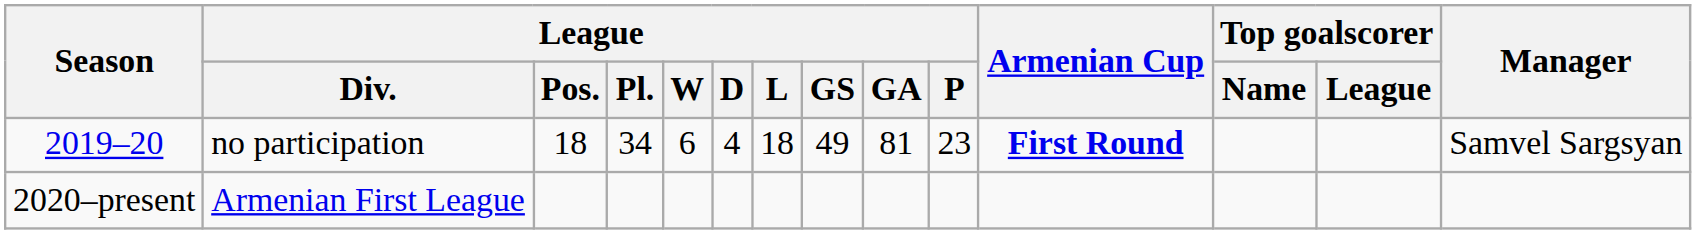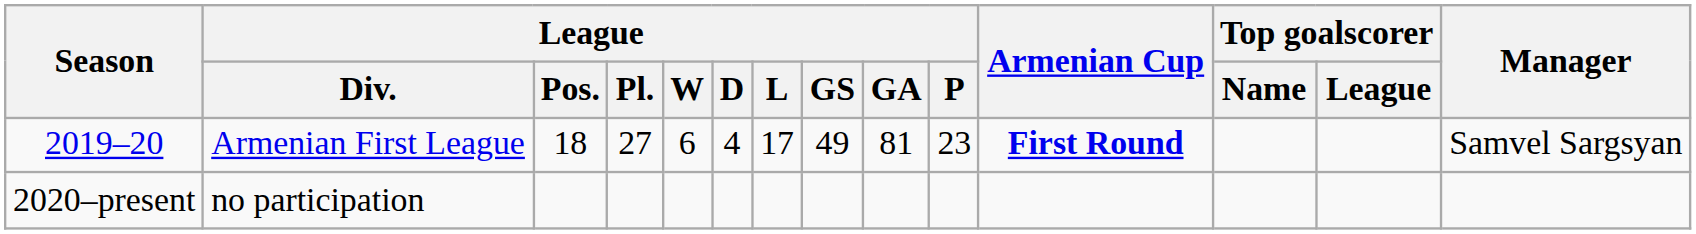(318, 144) no participation -> (368, 144) Armenian First League
(635, 144) 34 -> (635, 144) 27
(777, 144) 18 -> (777, 144) 17
(368, 200) Armenian First League -> (318, 200) no participation
